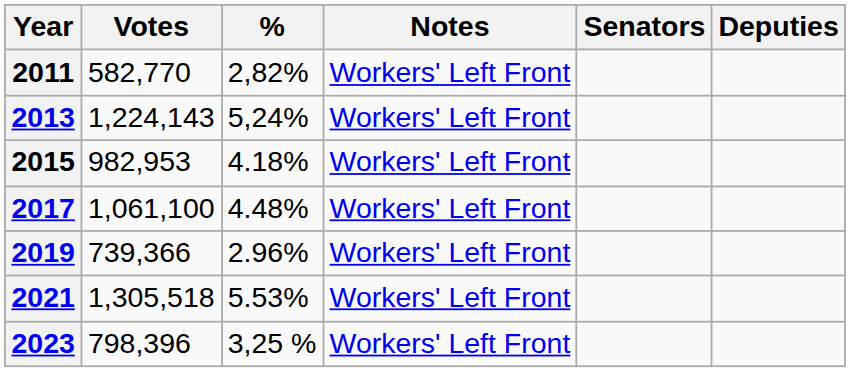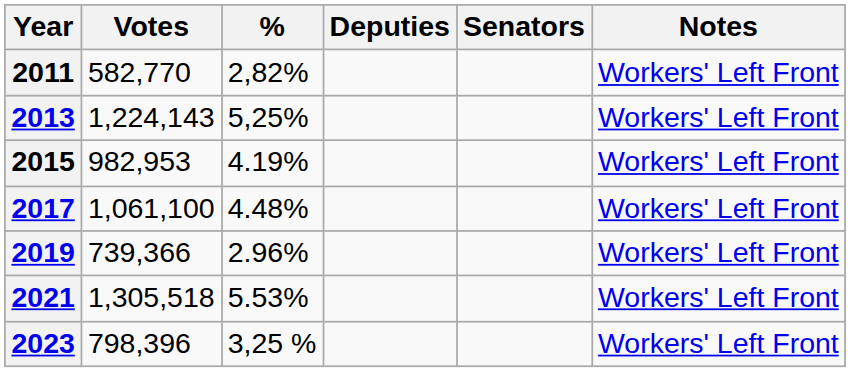columns swapped: (779, 27) <-> (450, 27)
(268, 117) 5,24% -> (268, 117) 5,25%
(268, 162) 4.18% -> (268, 162) 4.19%
